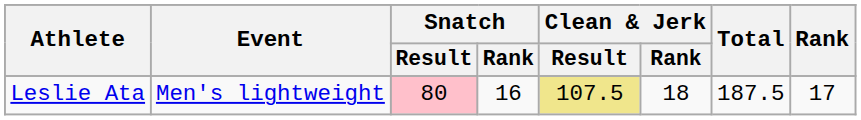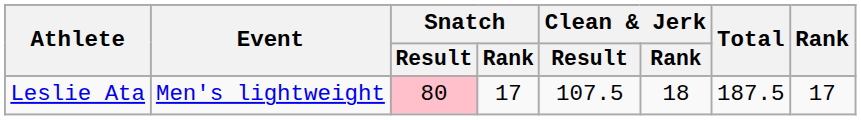(508, 95) 16 -> (508, 95) 17
(590, 95) khaki background -> (590, 95) no background
